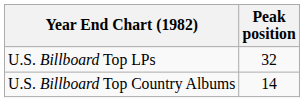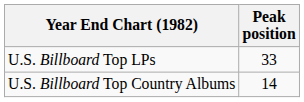(269, 59) 32 -> (269, 59) 33
